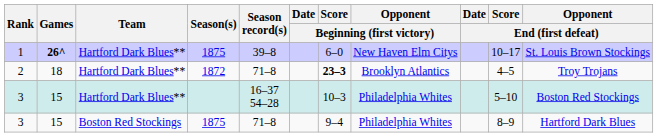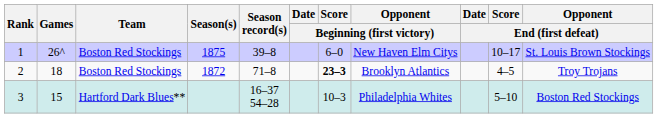(56, 52) bold -> (56, 52) normal
(132, 52) Hartford Dark Blues** -> (130, 52) Boston Red Stockings
(132, 71) Hartford Dark Blues** -> (130, 71) Boston Red Stockings
- row: (21, 123)
